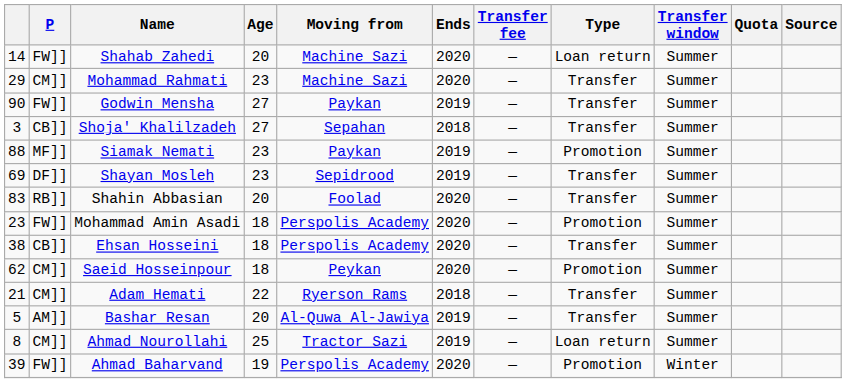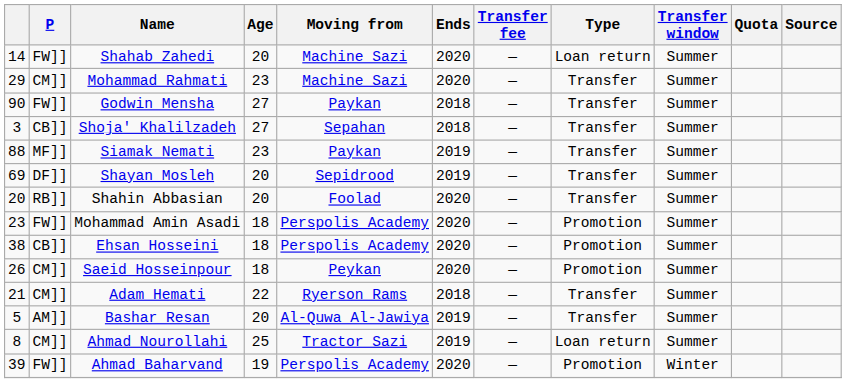(453, 104) 2019 -> (453, 104) 2018
(603, 152) Promotion -> (603, 152) Transfer
(260, 176) 23 -> (260, 176) 20
(17, 199) 83 -> (17, 199) 20
(603, 247) Transfer -> (603, 247) Promotion
(17, 271) 62 -> (17, 271) 26
